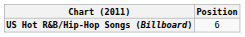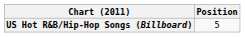(217, 25) 6 -> (217, 25) 5
